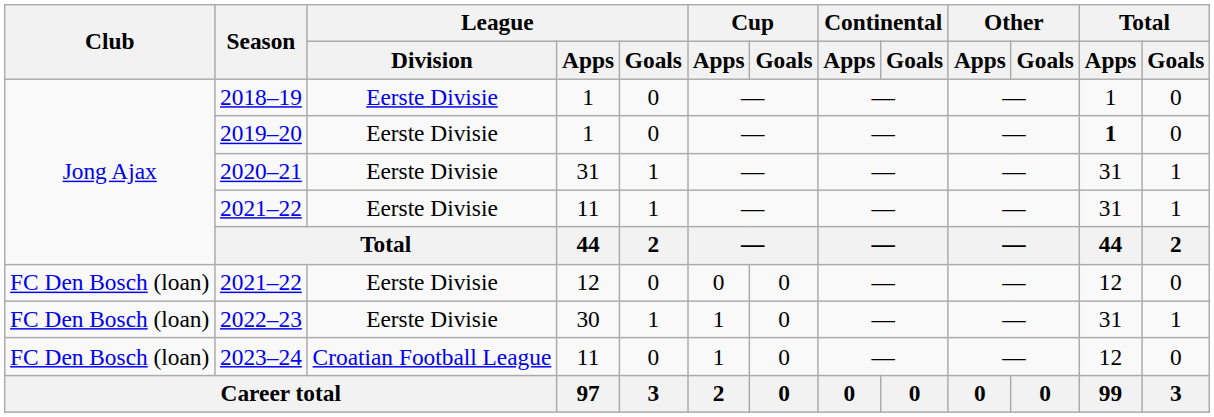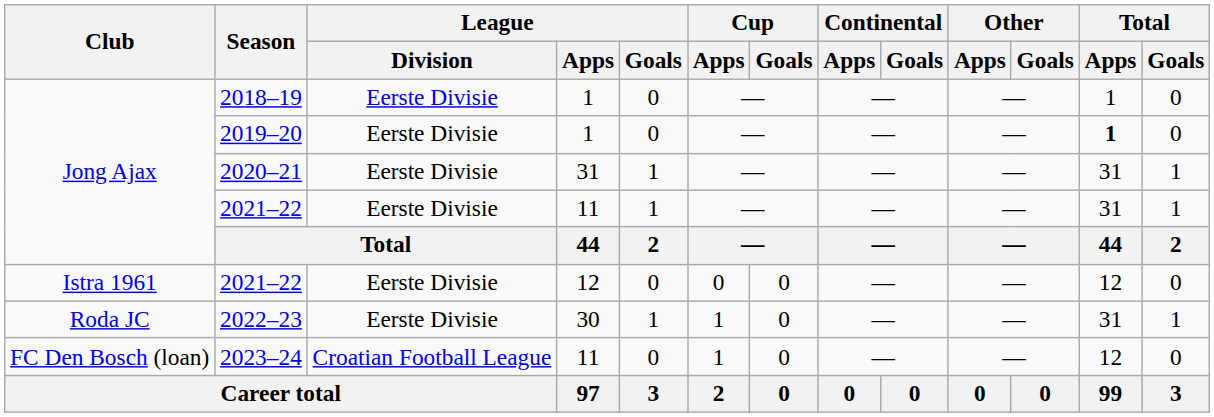(110, 282) FC Den Bosch (loan) -> (110, 282) Istra 1961
(110, 319) FC Den Bosch (loan) -> (110, 319) Roda JC
